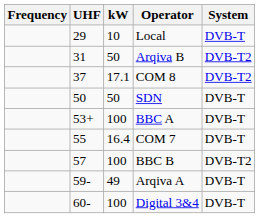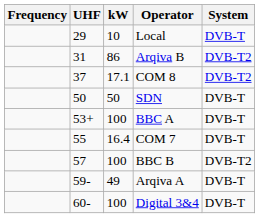(113, 56) 50 -> (113, 56) 86
